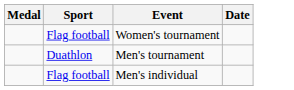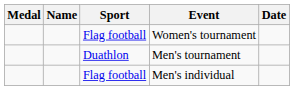+ column: (62, 14)
